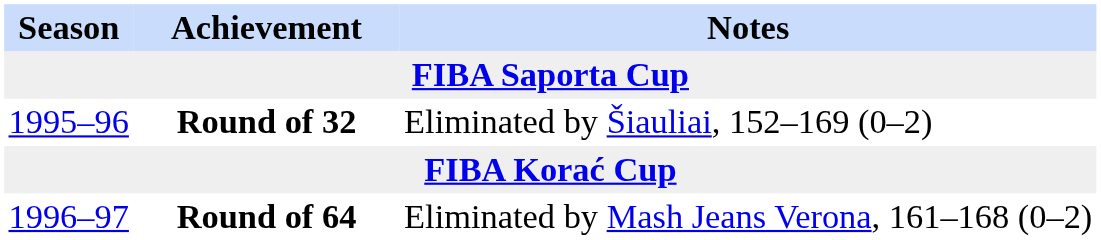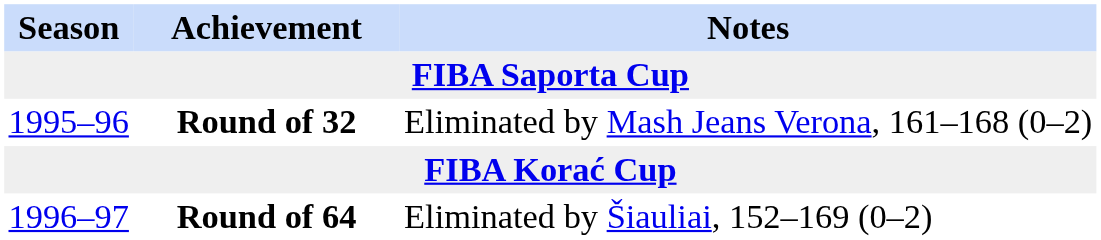(668, 121) Eliminated by Šiauliai, 152–169 (0–2) -> (748, 121) Eliminated by Mash Jeans Verona, 161–168 (0–2)
(748, 216) Eliminated by Mash Jeans Verona, 161–168 (0–2) -> (668, 216) Eliminated by Šiauliai, 152–169 (0–2)
